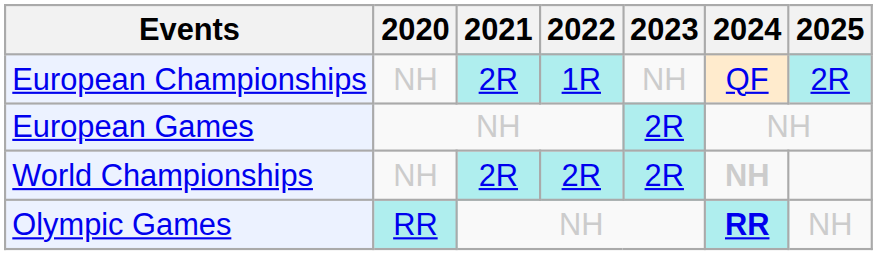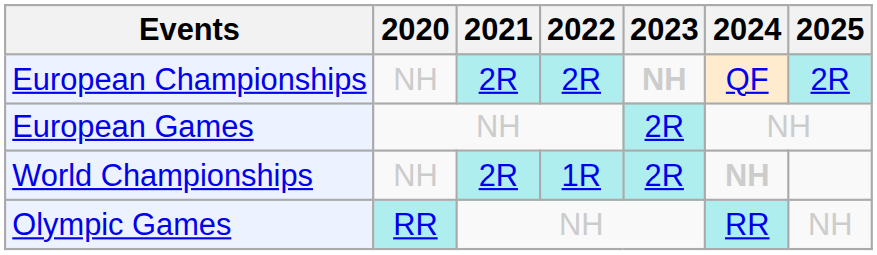(581, 78) 1R -> (581, 78) 2R
(664, 78) normal -> (664, 78) bold
(581, 176) 2R -> (581, 176) 1R
(747, 225) bold -> (747, 225) normal
